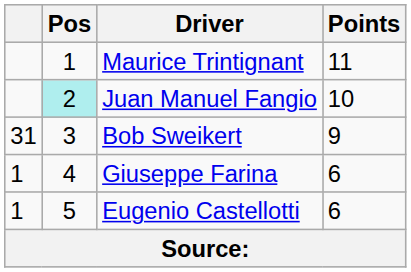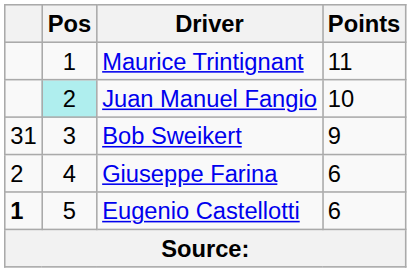(17, 174) 1 -> (17, 174) 2
(17, 211) normal -> (17, 211) bold
